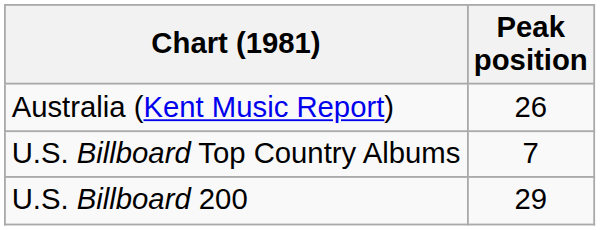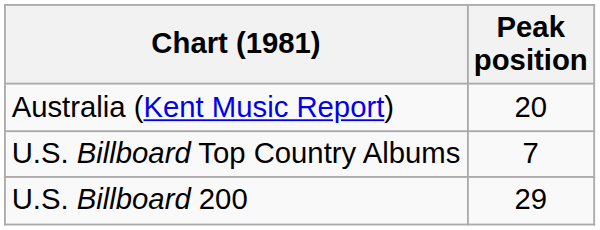(531, 107) 26 -> (531, 107) 20
